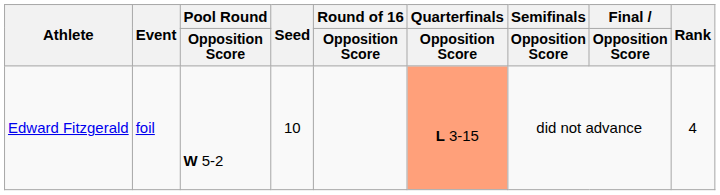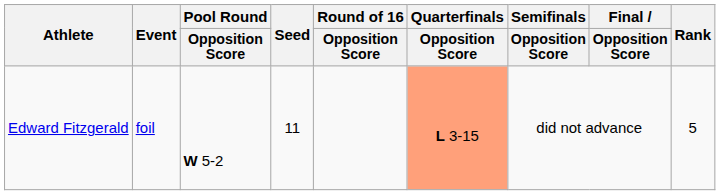(292, 128) 10 -> (292, 128) 11
(693, 128) 4 -> (693, 128) 5
